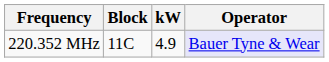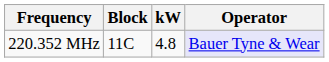(166, 43) 4.9 -> (166, 43) 4.8
